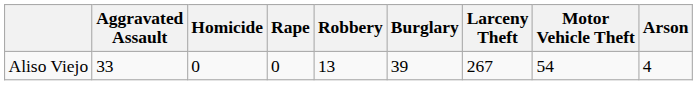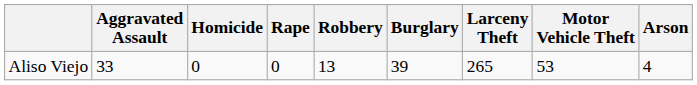(480, 65) 267 -> (480, 65) 265
(545, 65) 54 -> (545, 65) 53
